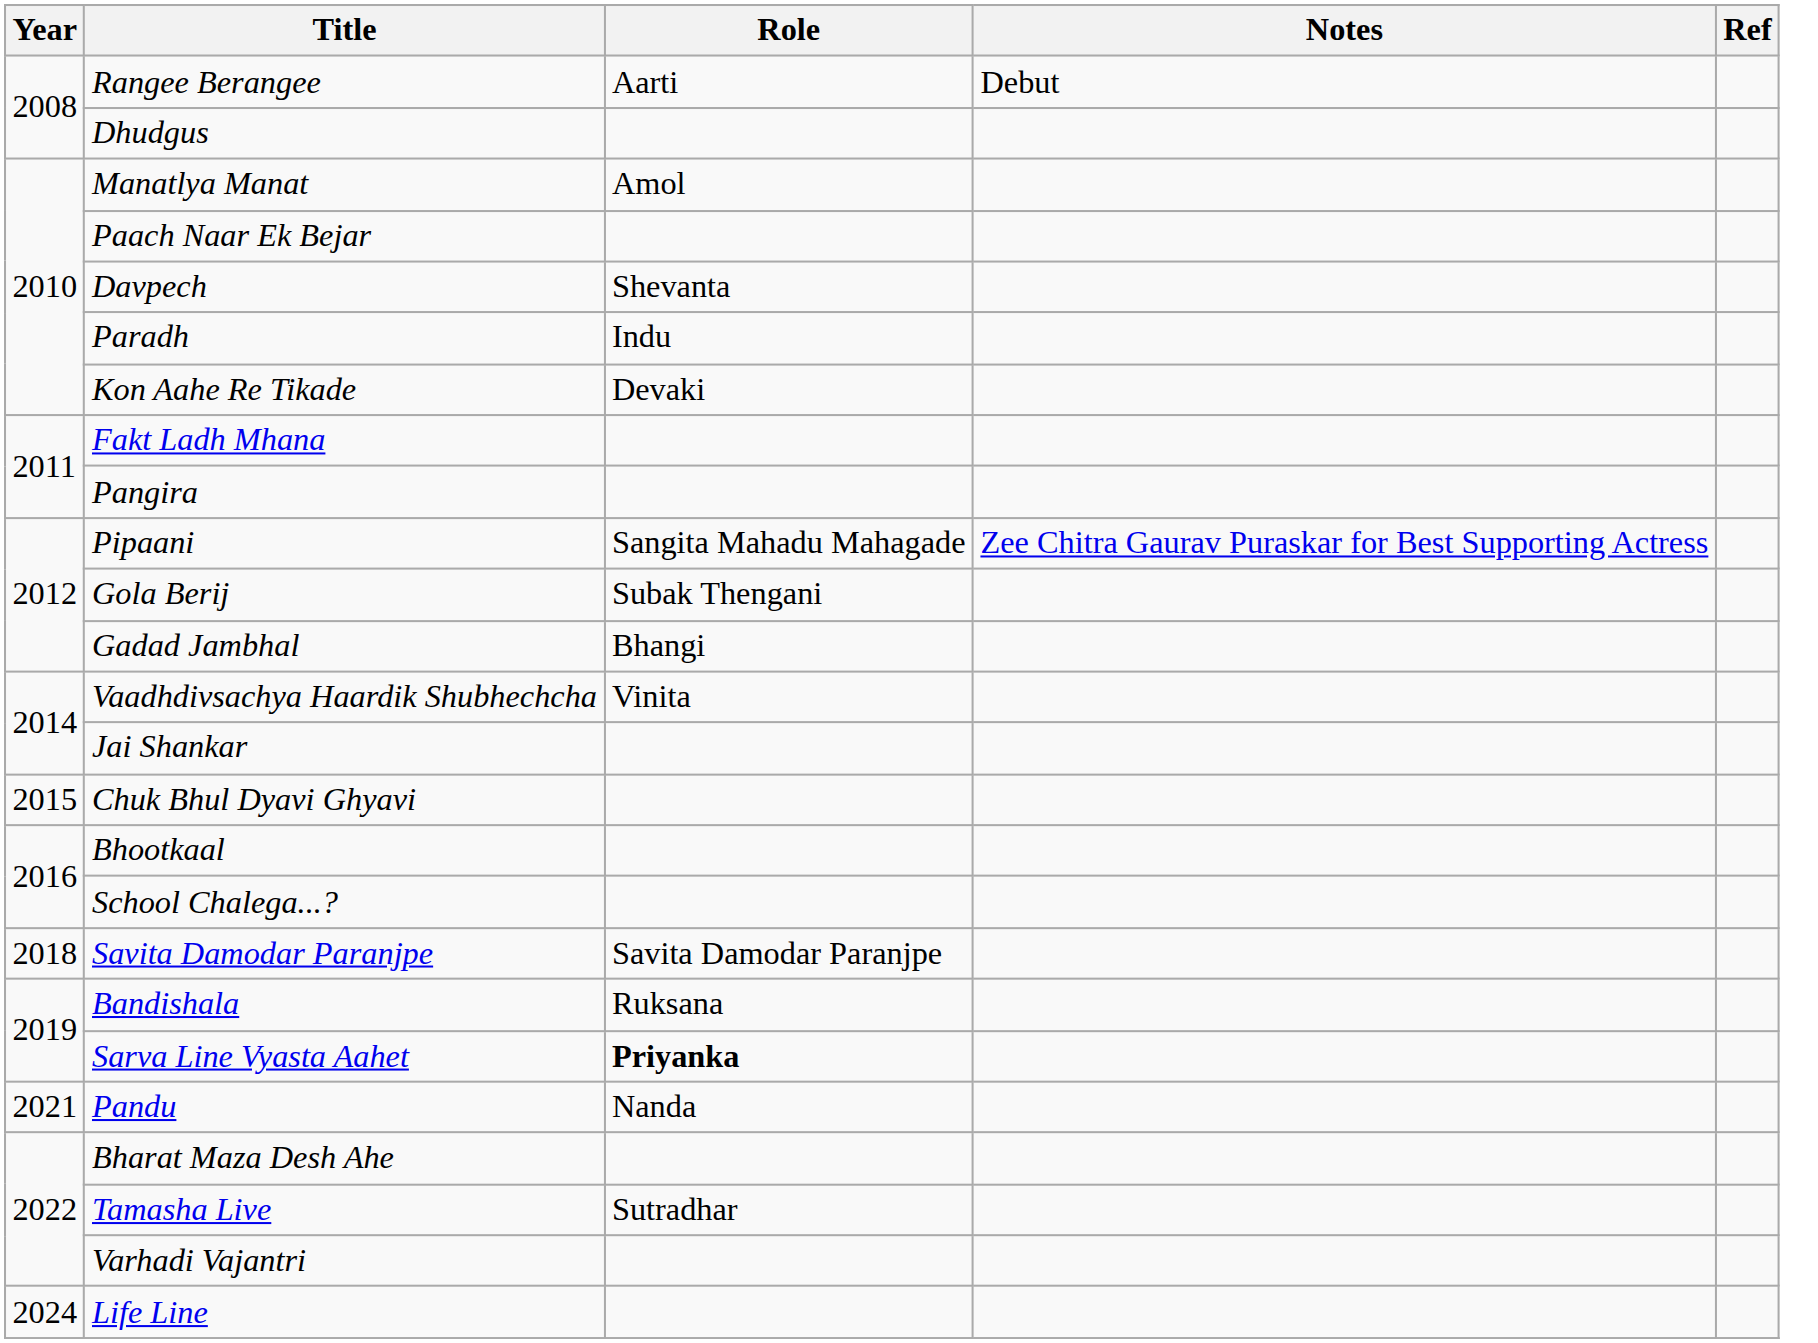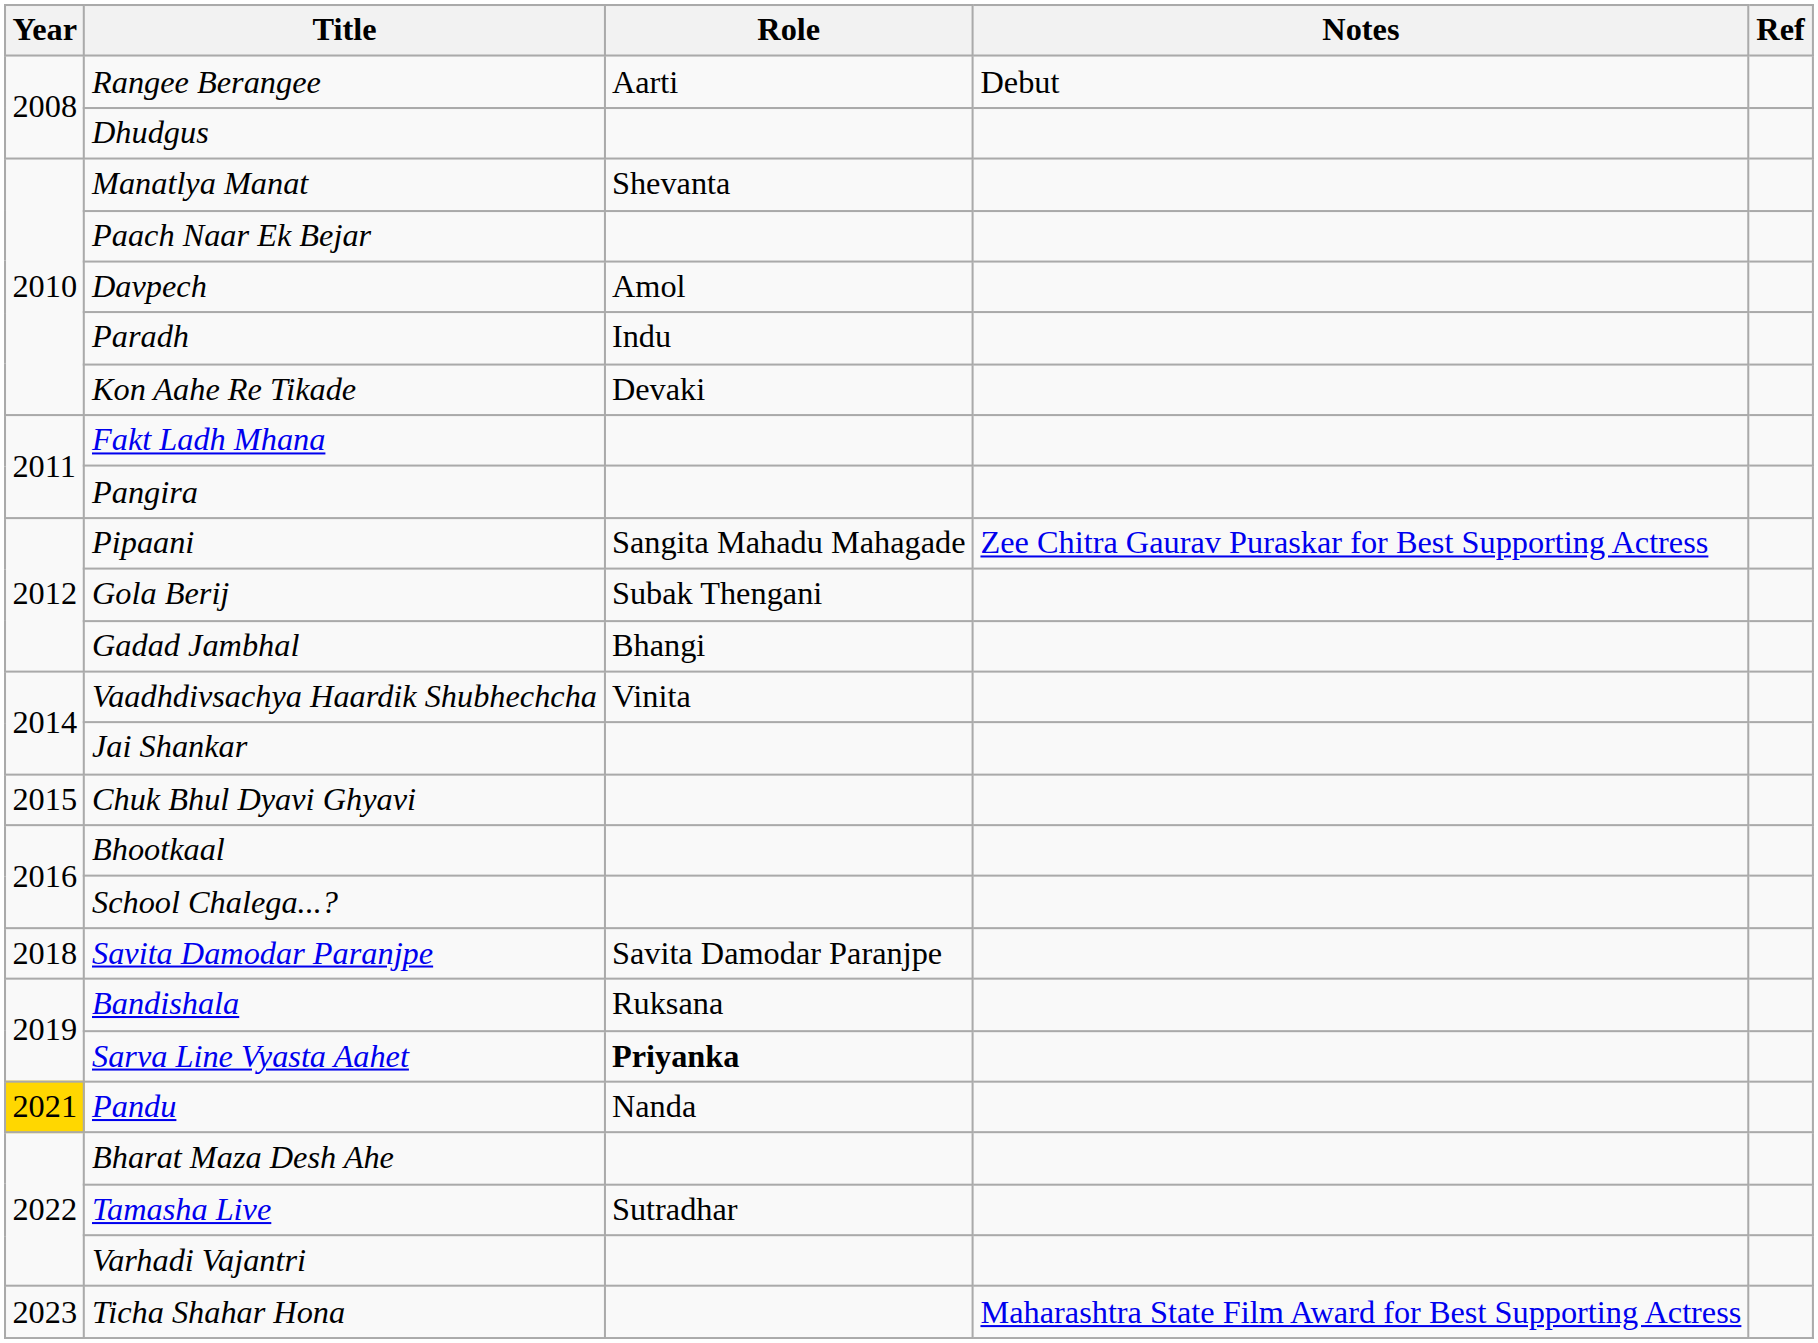(649, 183) Amol -> (671, 183) Shevanta
(671, 286) Shevanta -> (649, 286) Amol
(45, 1106) no background -> (45, 1106) gold background
+ row: (219, 1311)
- row: (150, 1311)
